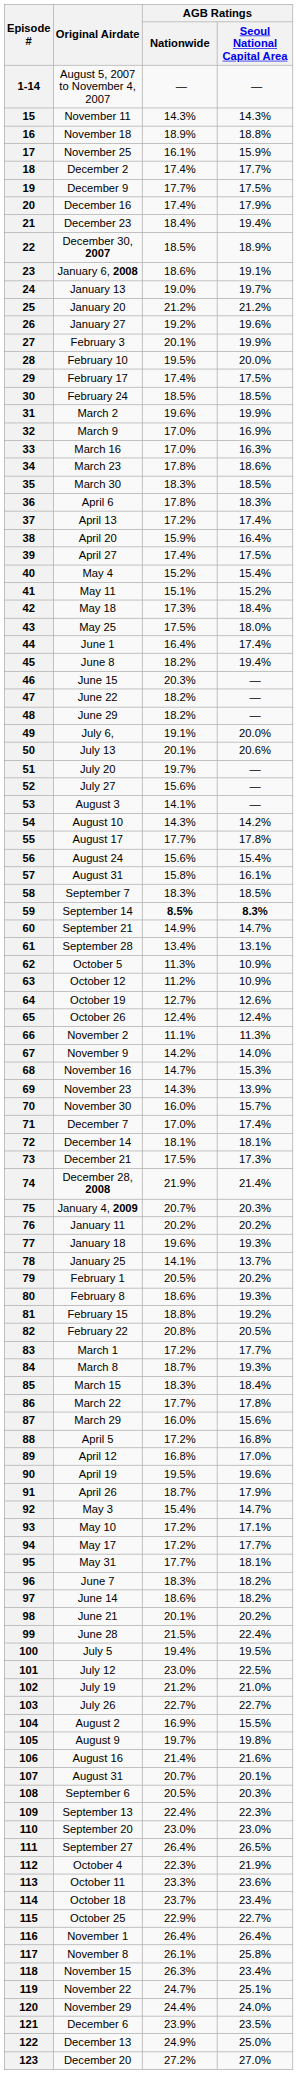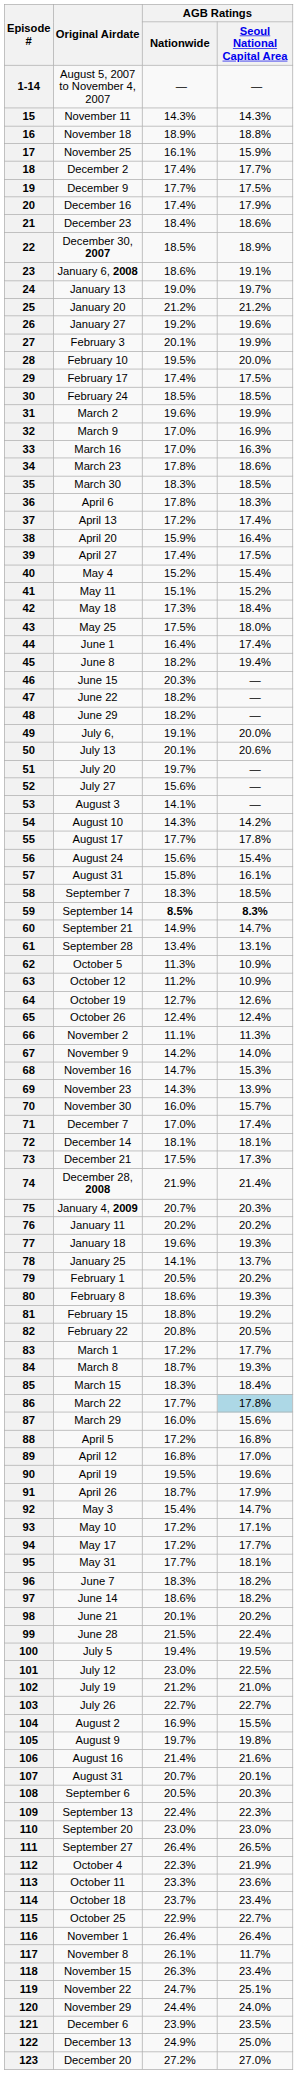(255, 223) 19.4% -> (255, 223) 18.6%
(255, 1403) no background -> (255, 1403) lightblue background
(255, 1954) 25.8% -> (255, 1954) 11.7%
